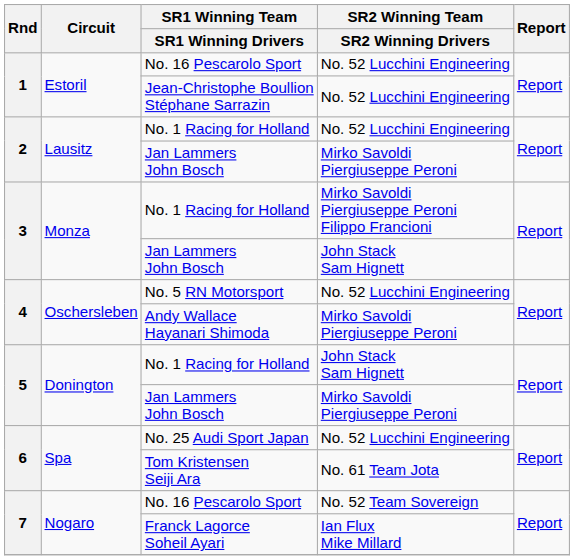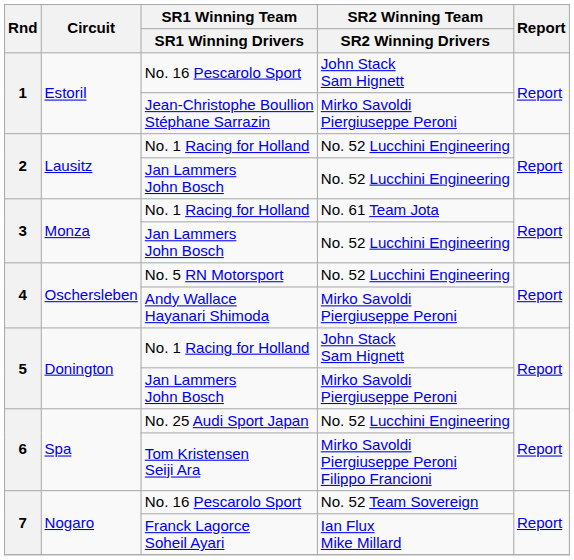(415, 65) No. 52 Lucchini Engineering -> (362, 73) John Stack Sam Hignett
(415, 97) No. 52 Lucchini Engineering -> (389, 114) Mirko Savoldi Piergiuseppe Peroni
(389, 161) Mirko Savoldi Piergiuseppe Peroni -> (415, 178) No. 52 Lucchini Engineering
(389, 211) Mirko Savoldi Piergiuseppe Peroni Filippo Francioni -> (380, 211) No. 61 Team Jota
(362, 260) John Stack Sam Hignett -> (415, 243) No. 52 Lucchini Engineering
(380, 470) No. 61 Team Jota -> (389, 462) Mirko Savoldi Piergiuseppe Peroni Filippo Francioni
